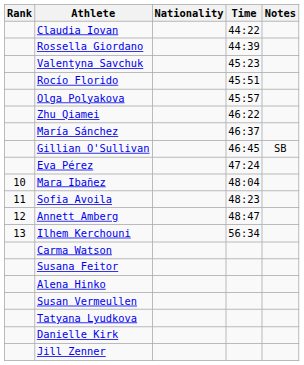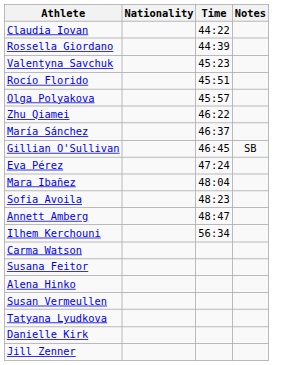- column: (19, 13)
